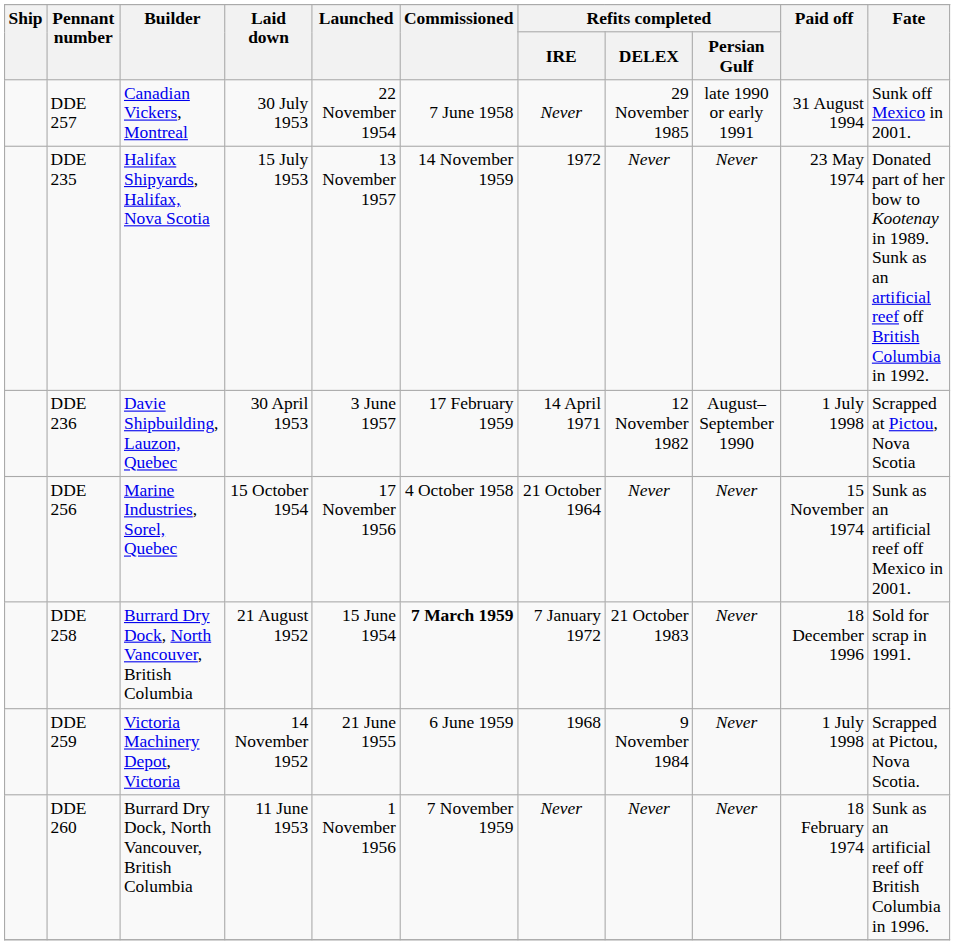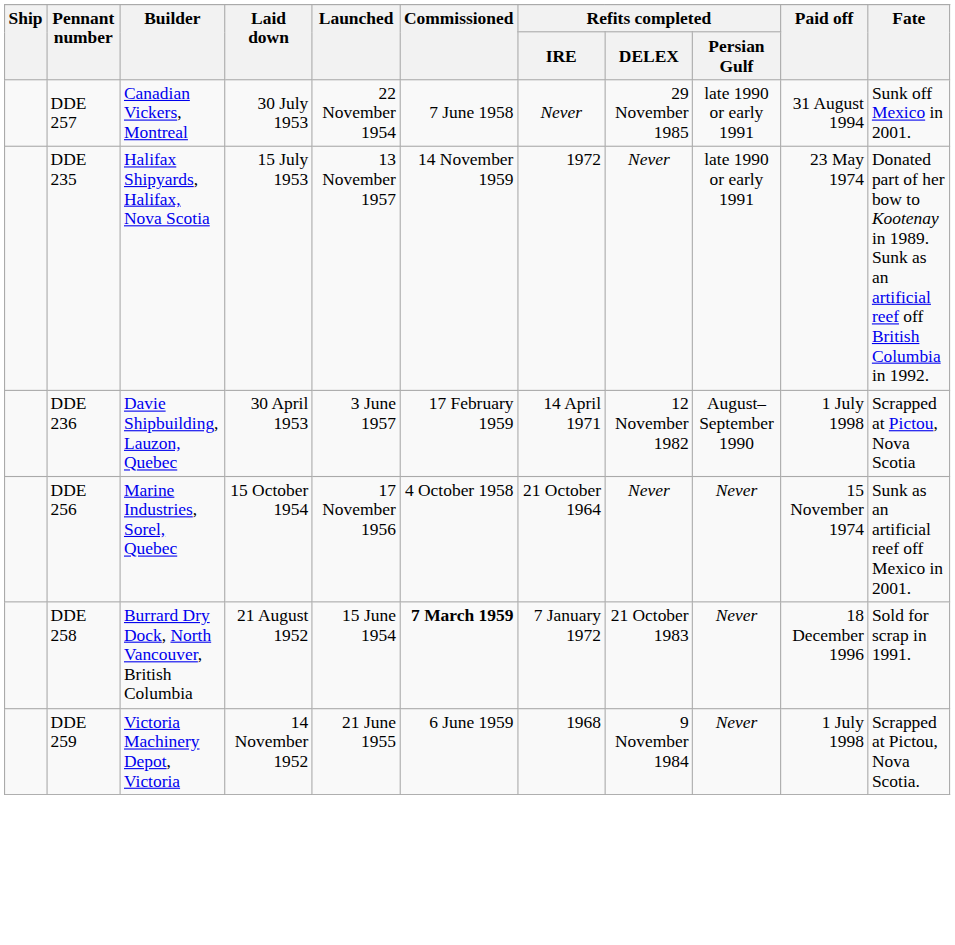(736, 160) Never -> (736, 179) late 1990 or early 1991
- row: (68, 818)
